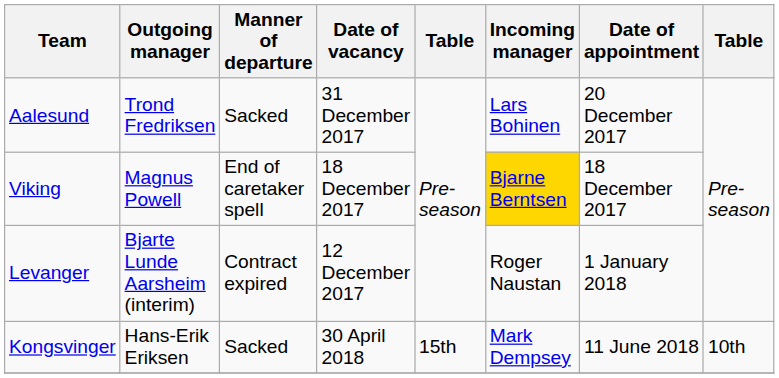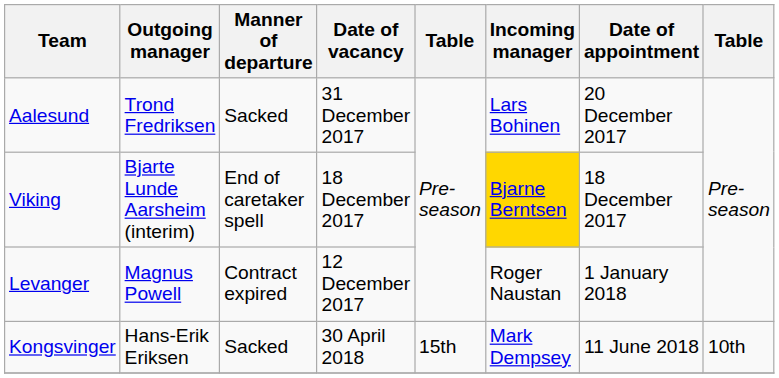(159, 188) Magnus Powell -> (165, 199) Bjarte Lunde Aarsheim (interim)
(165, 273) Bjarte Lunde Aarsheim (interim) -> (159, 283) Magnus Powell
